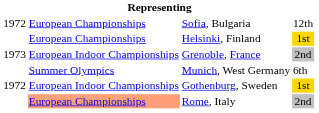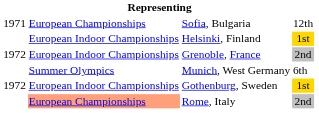(14, 23) 1972 -> (14, 23) 1971
(87, 38) European Championships -> (104, 38) European Indoor Championships
(14, 54) 1973 -> (14, 54) 1972
